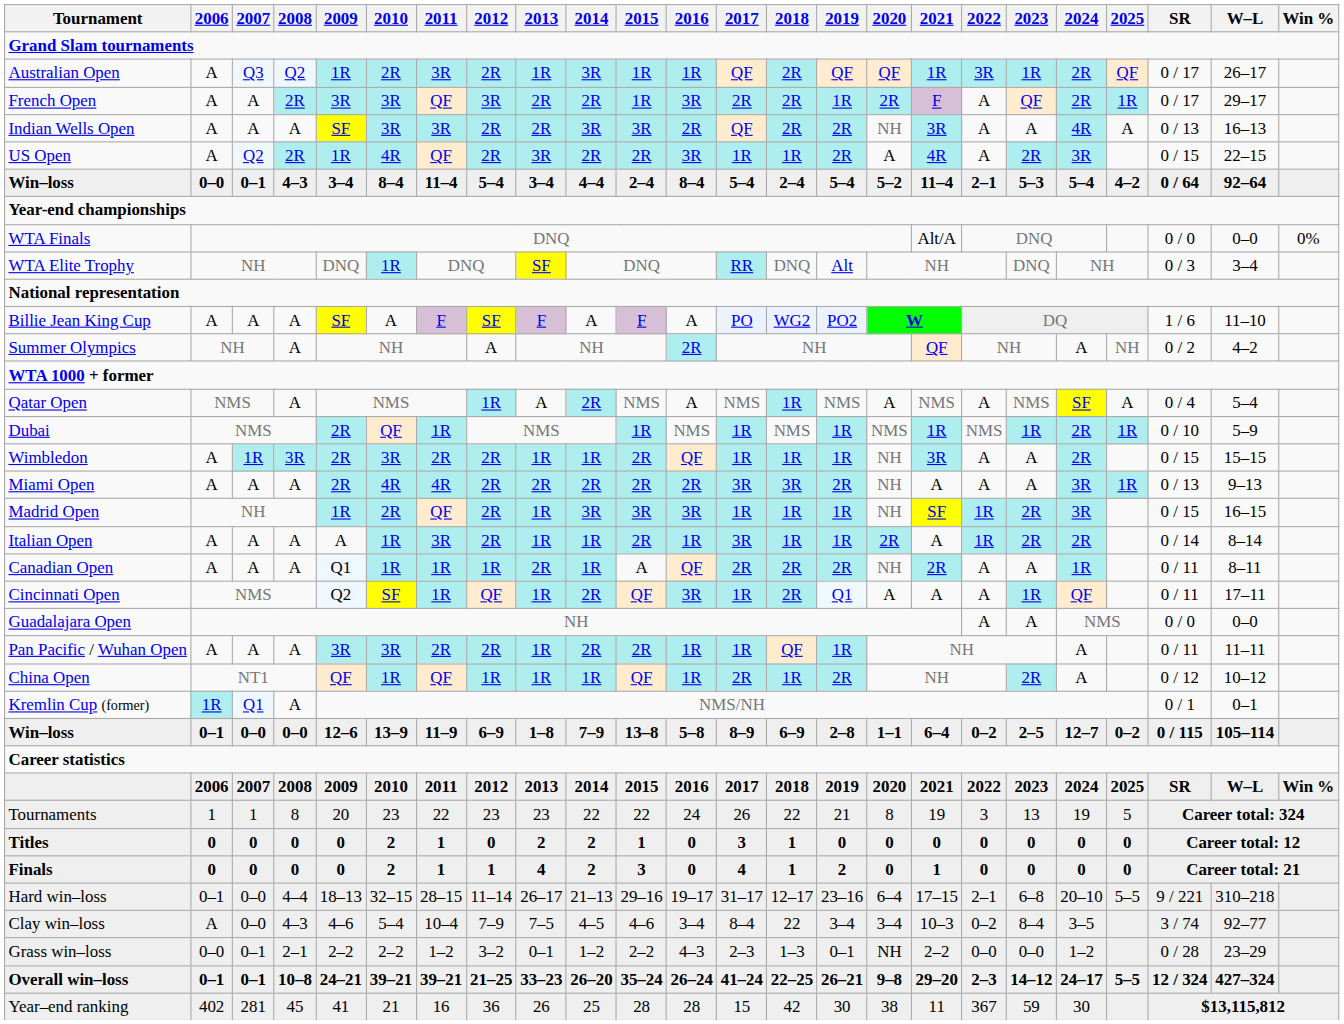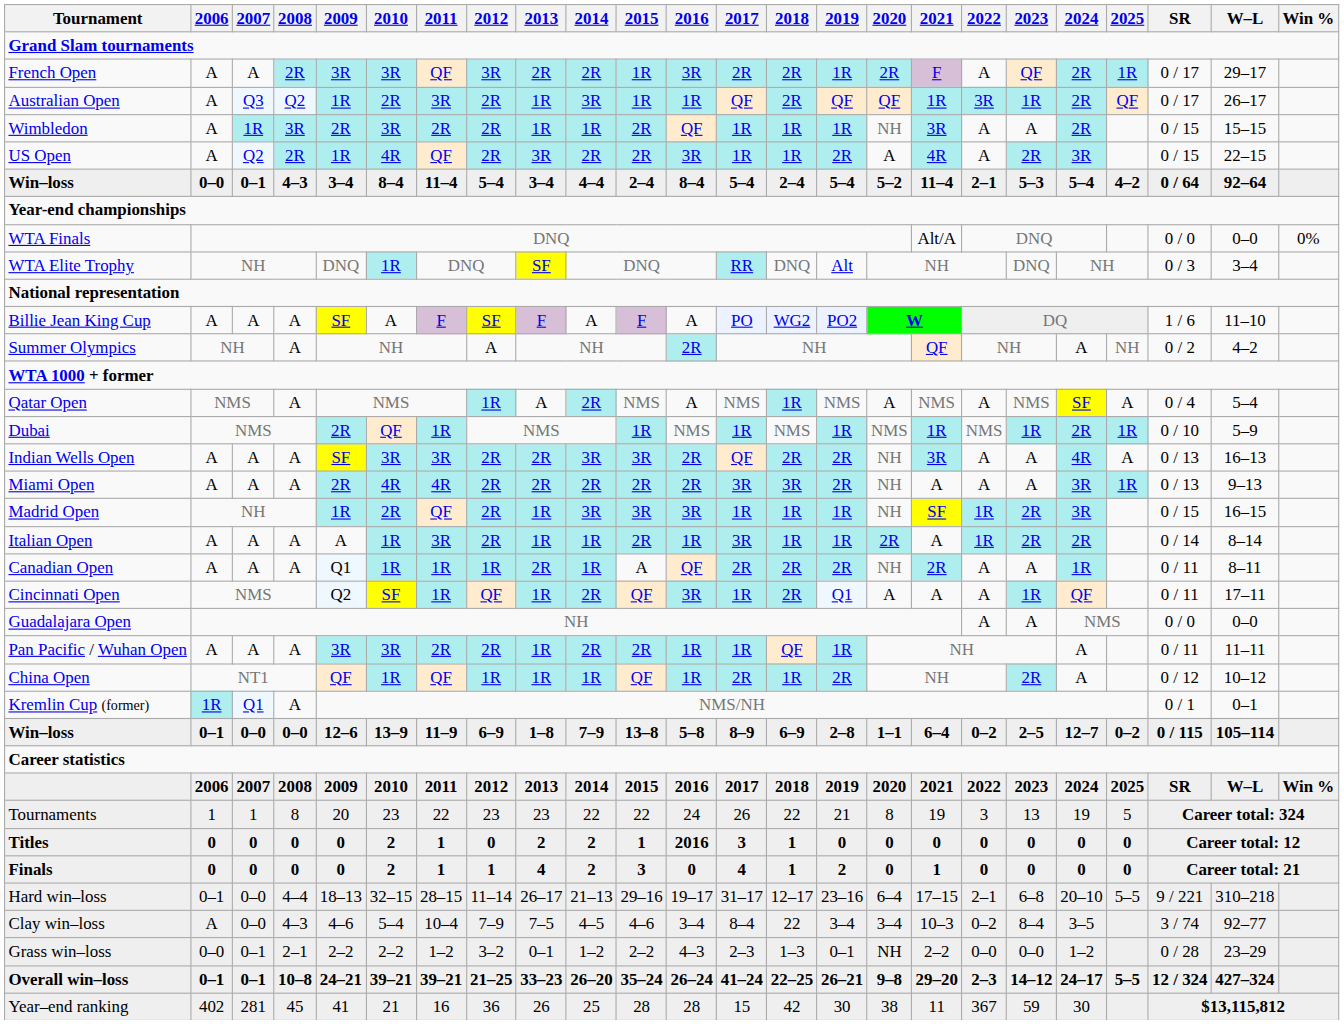rows swapped: (64, 72) <-> (52, 100)
rows swapped: (48, 457) <-> (72, 127)
(692, 841) 0 -> (692, 841) 2016
